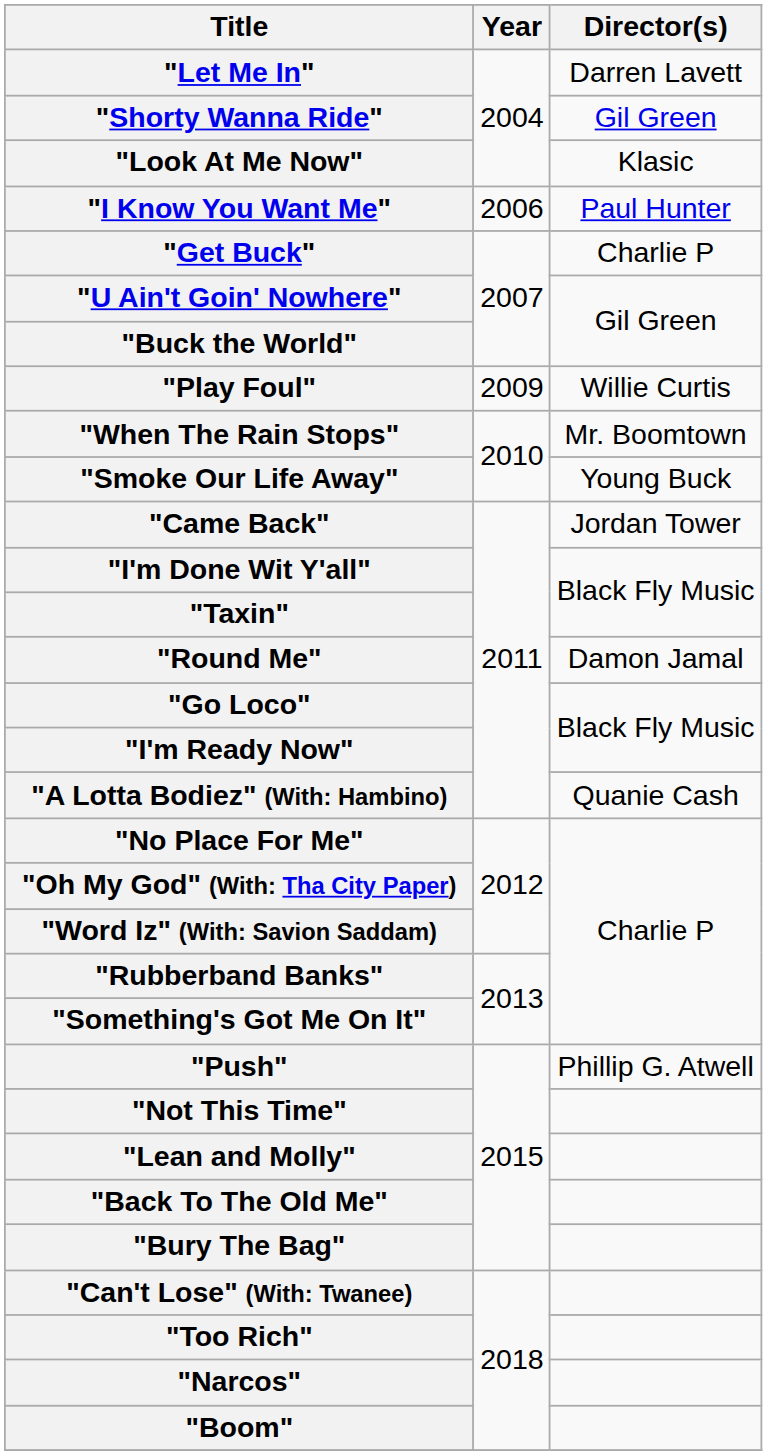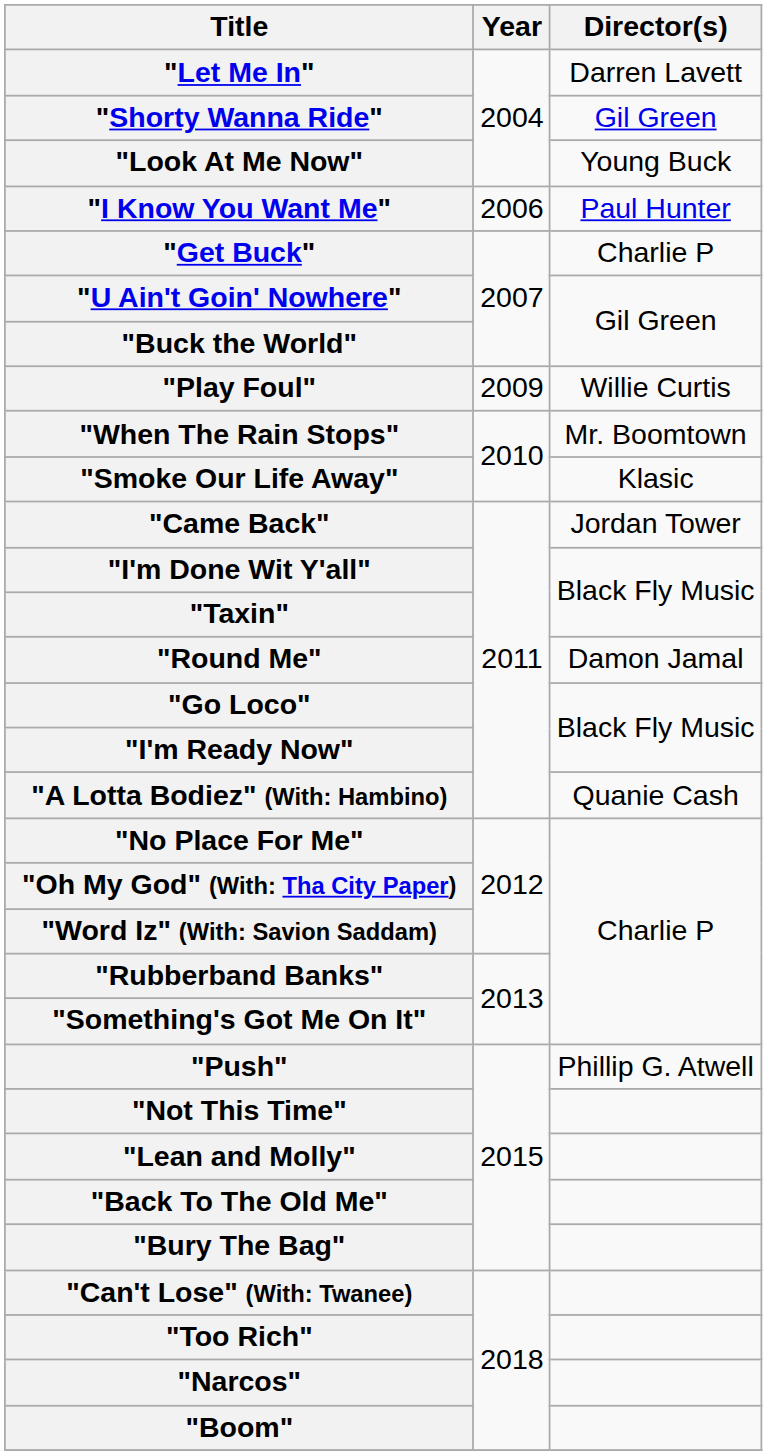(656, 162) Klasic -> (656, 162) Young Buck
(656, 478) Young Buck -> (656, 478) Klasic
